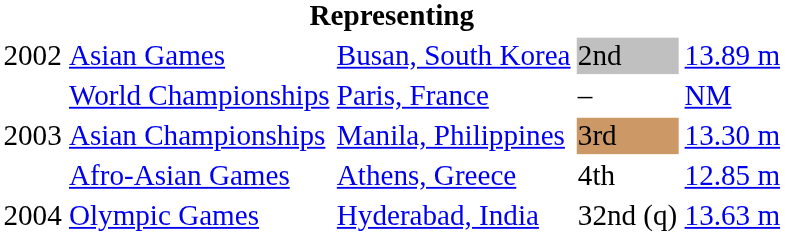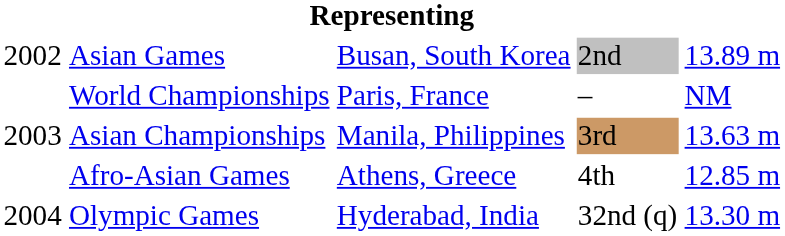(732, 135) 13.30 m -> (732, 135) 13.63 m
(732, 215) 13.63 m -> (732, 215) 13.30 m
